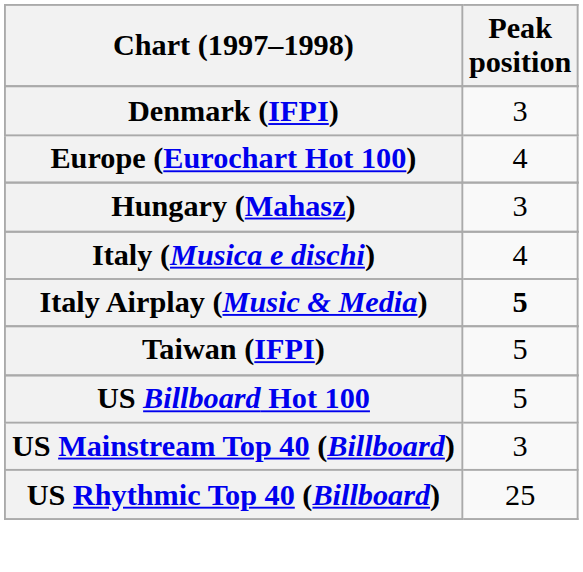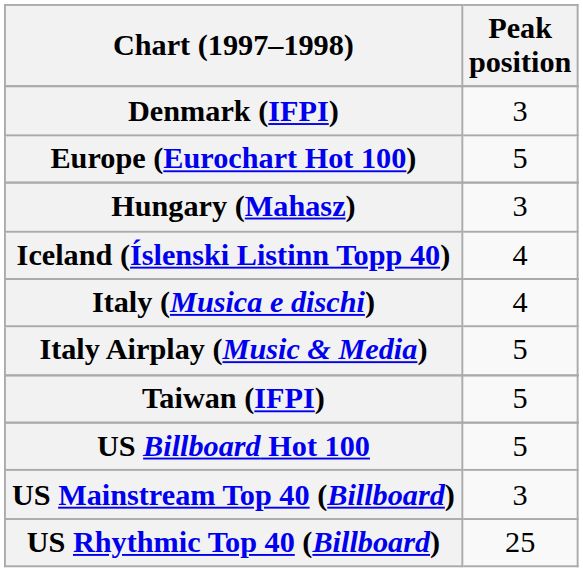(520, 158) 4 -> (520, 158) 5
+ row: (233, 254)
(520, 302) bold -> (520, 350) normal
